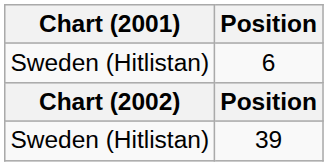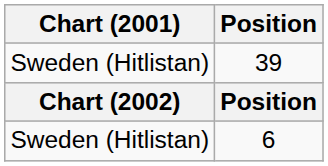rows swapped: (269, 62) <-> (269, 140)
